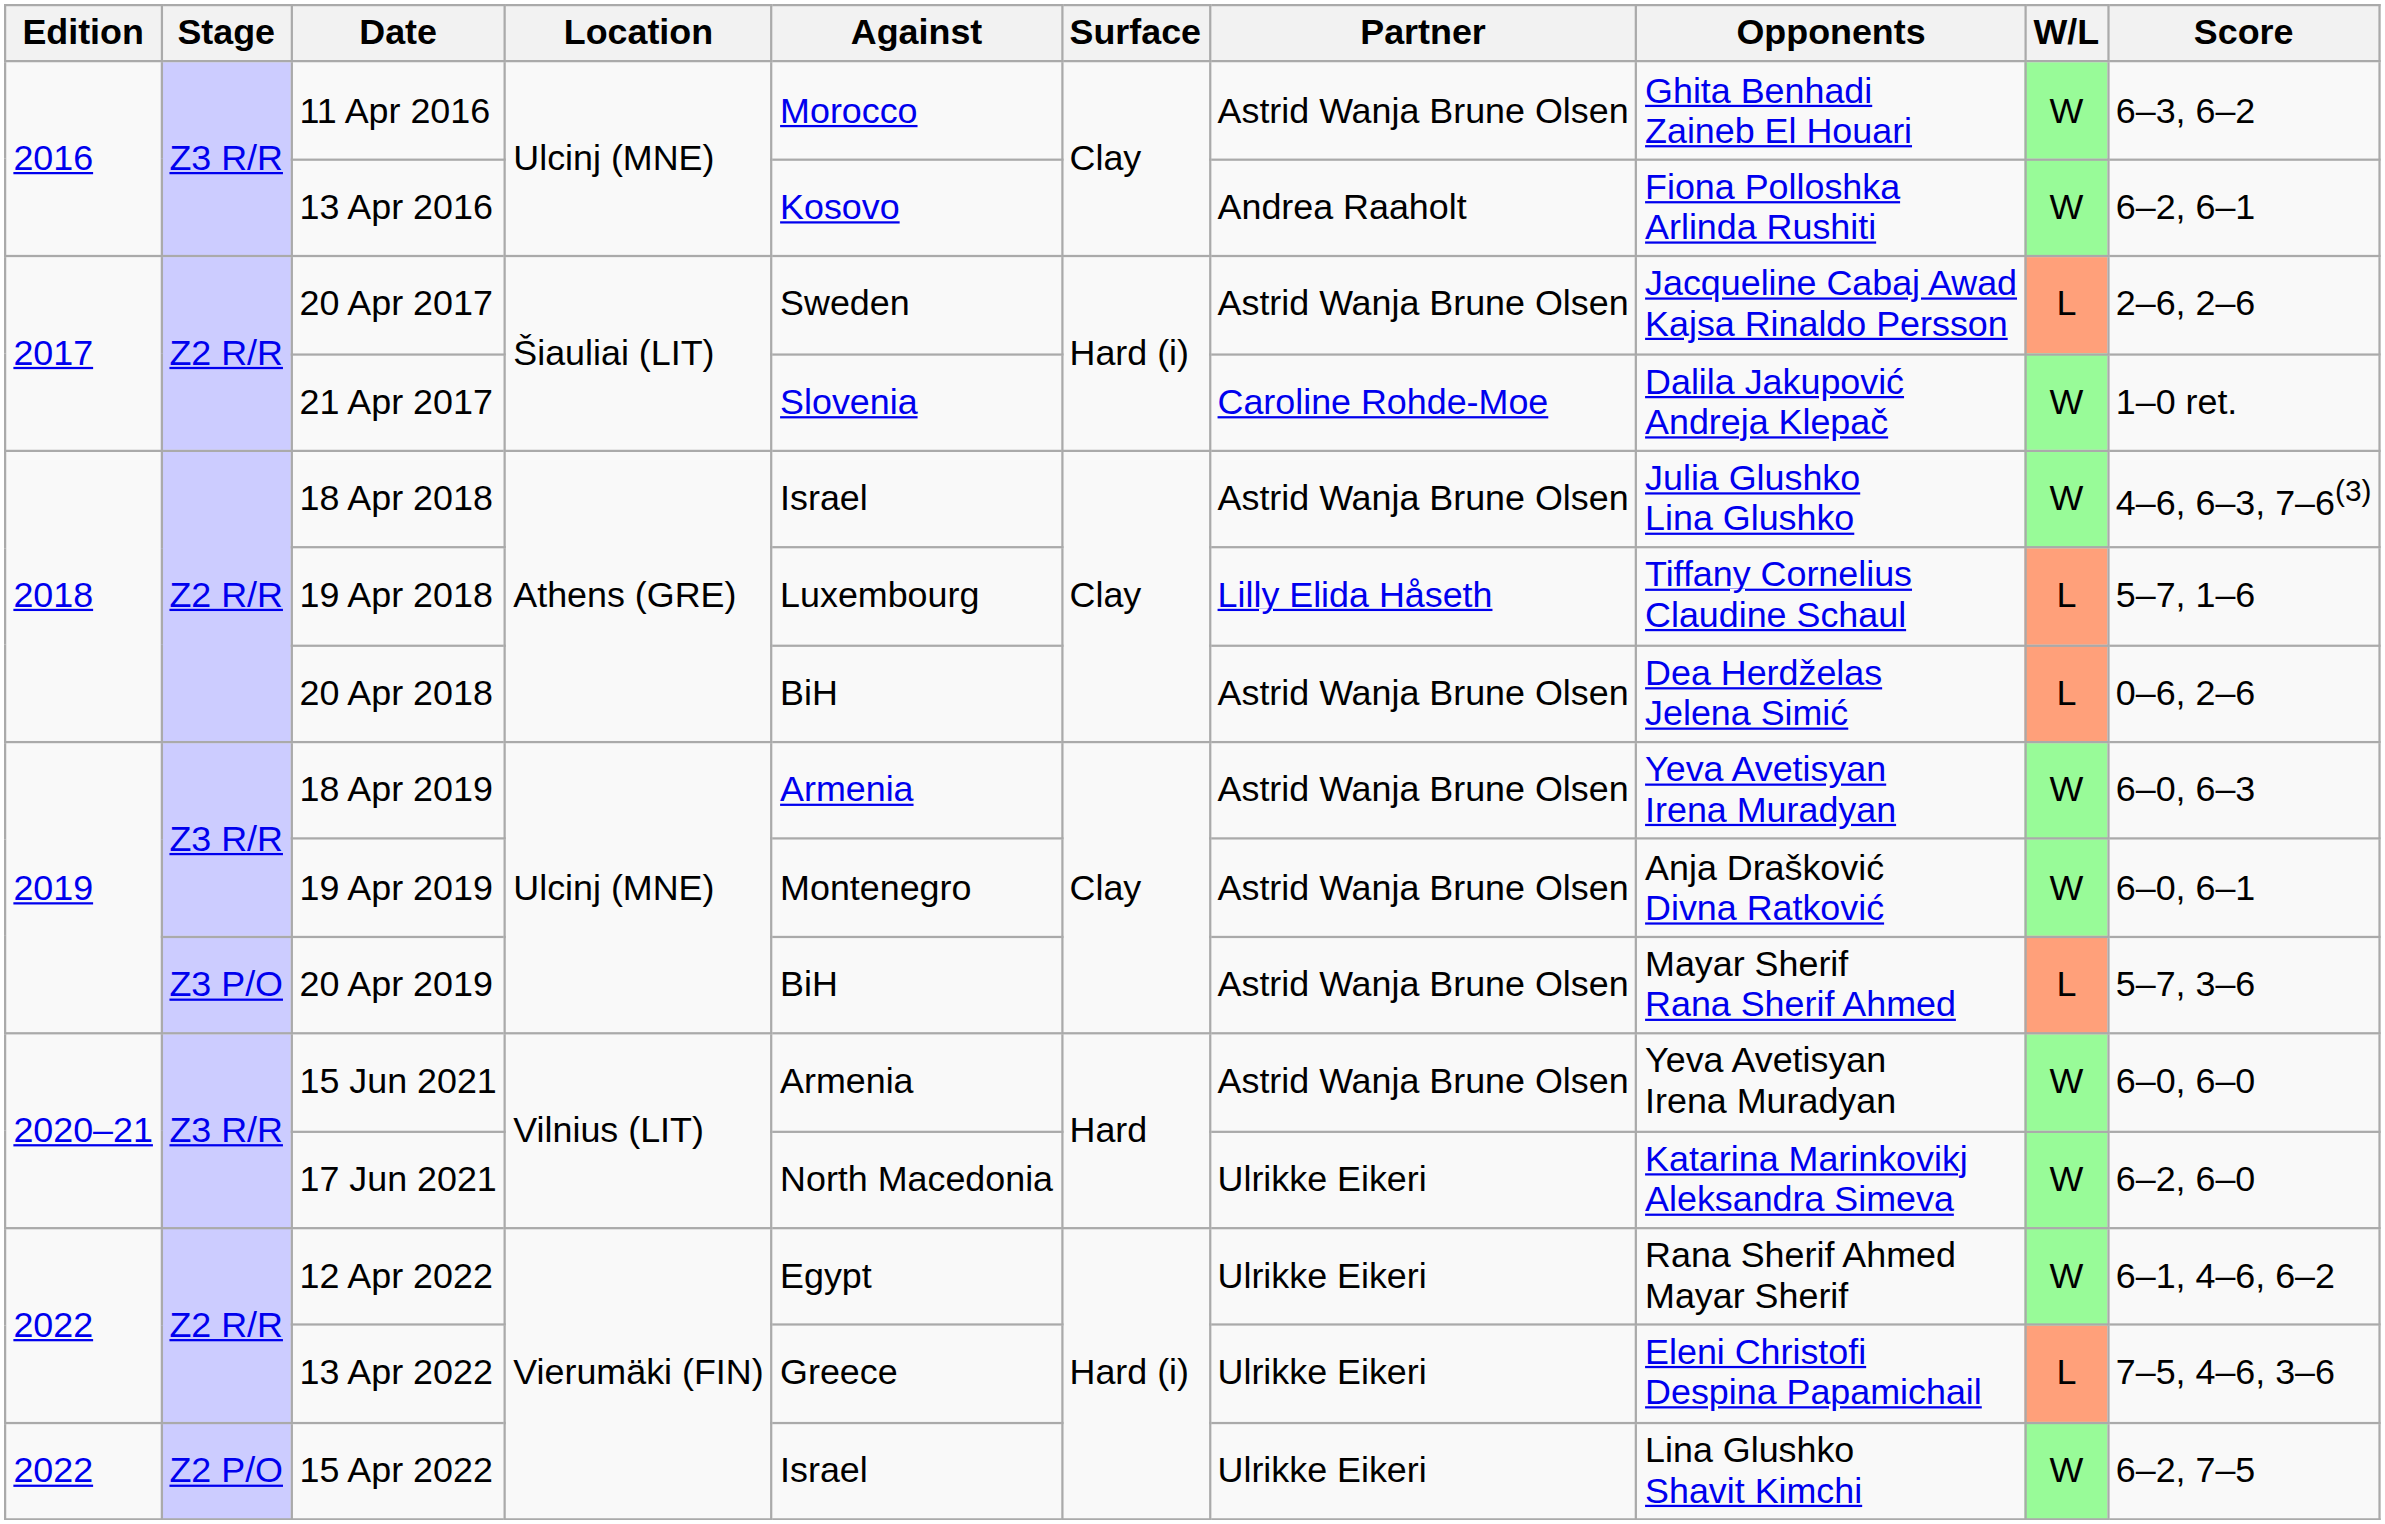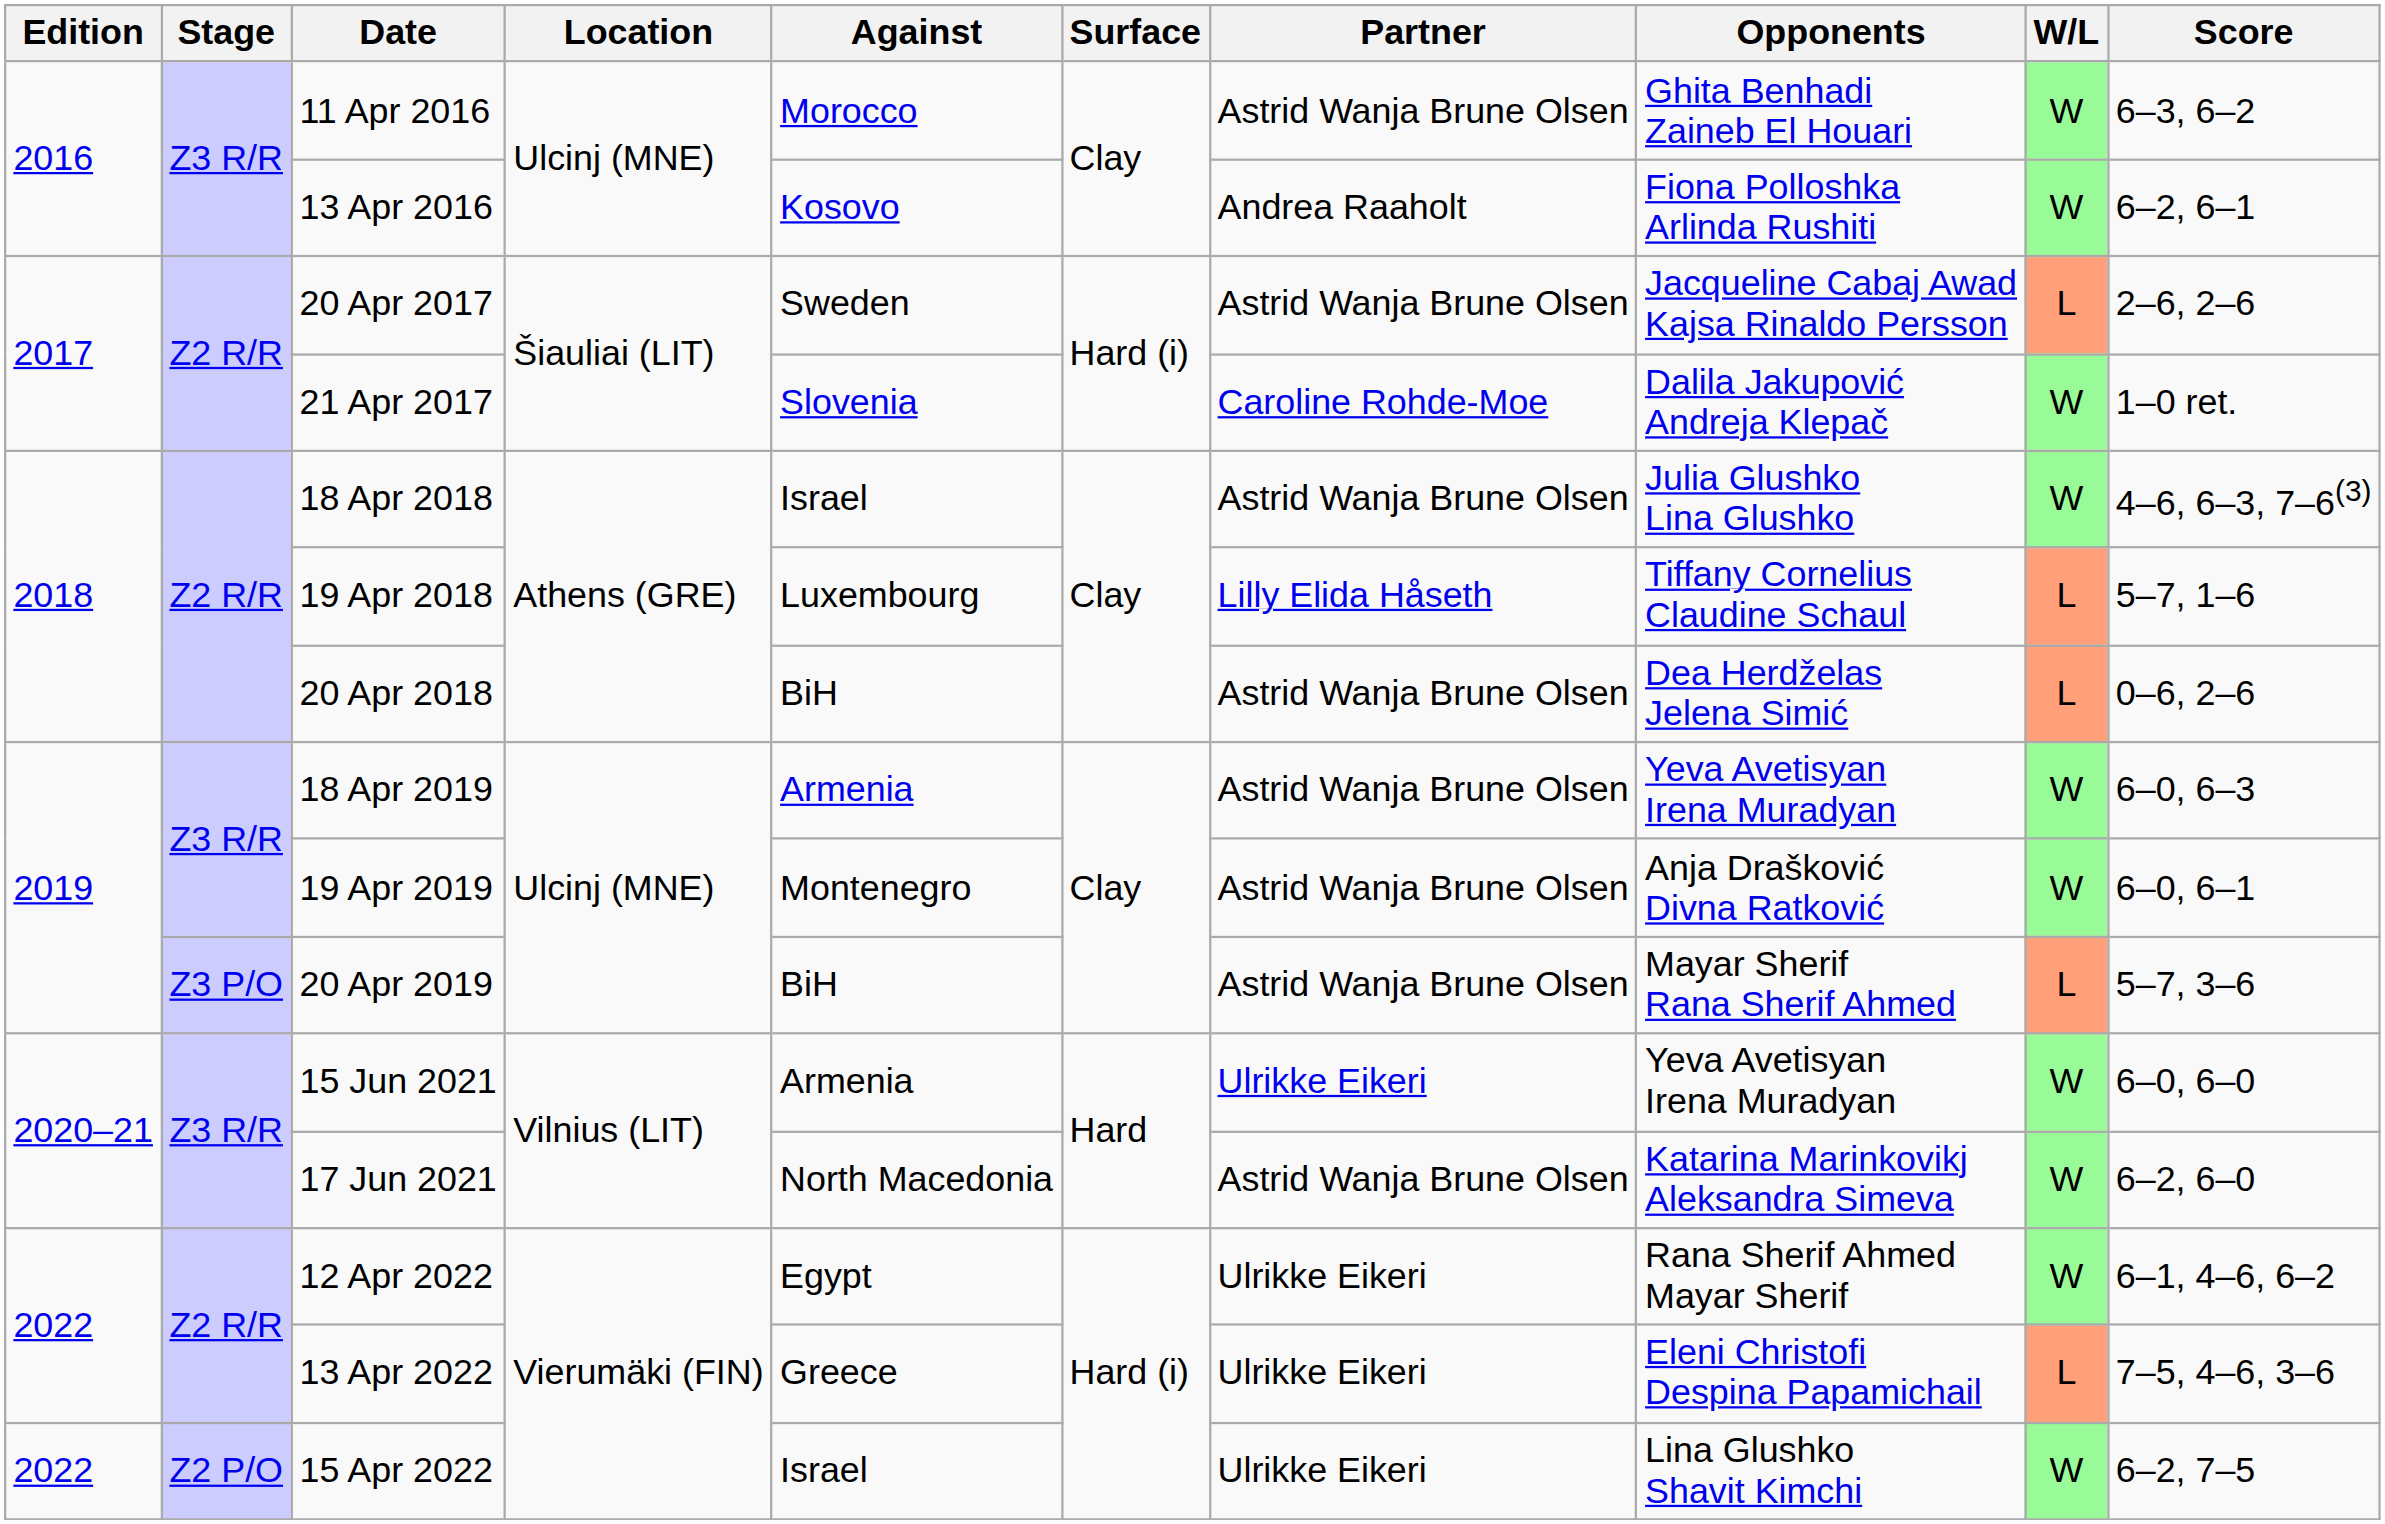(1423, 1081) Astrid Wanja Brune Olsen -> (1322, 1081) Ulrikke Eikeri
(1322, 1178) Ulrikke Eikeri -> (1423, 1178) Astrid Wanja Brune Olsen
